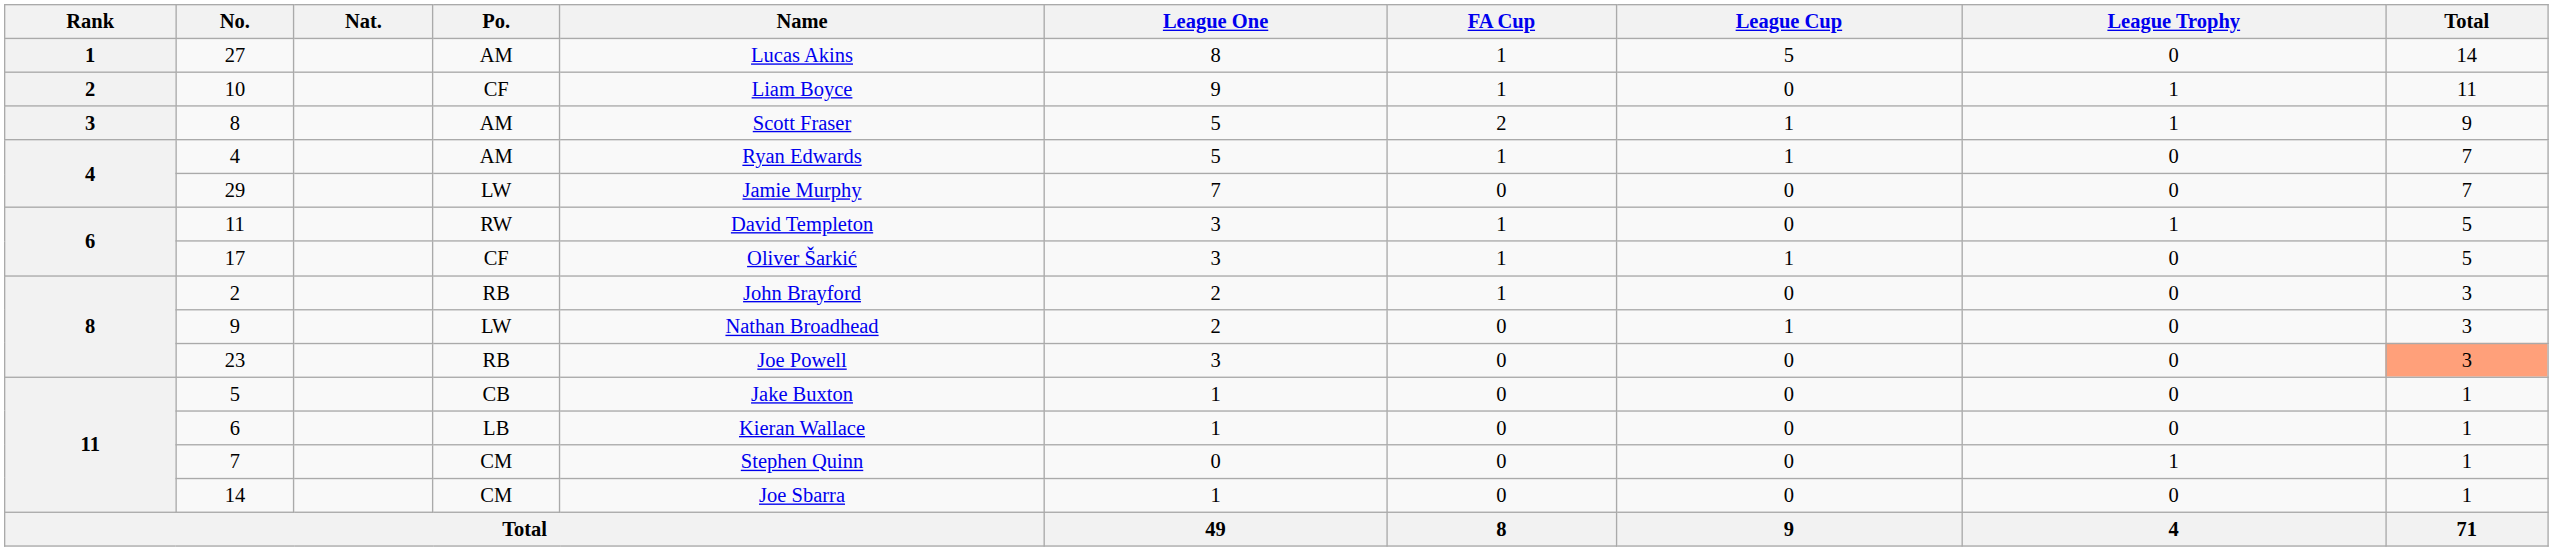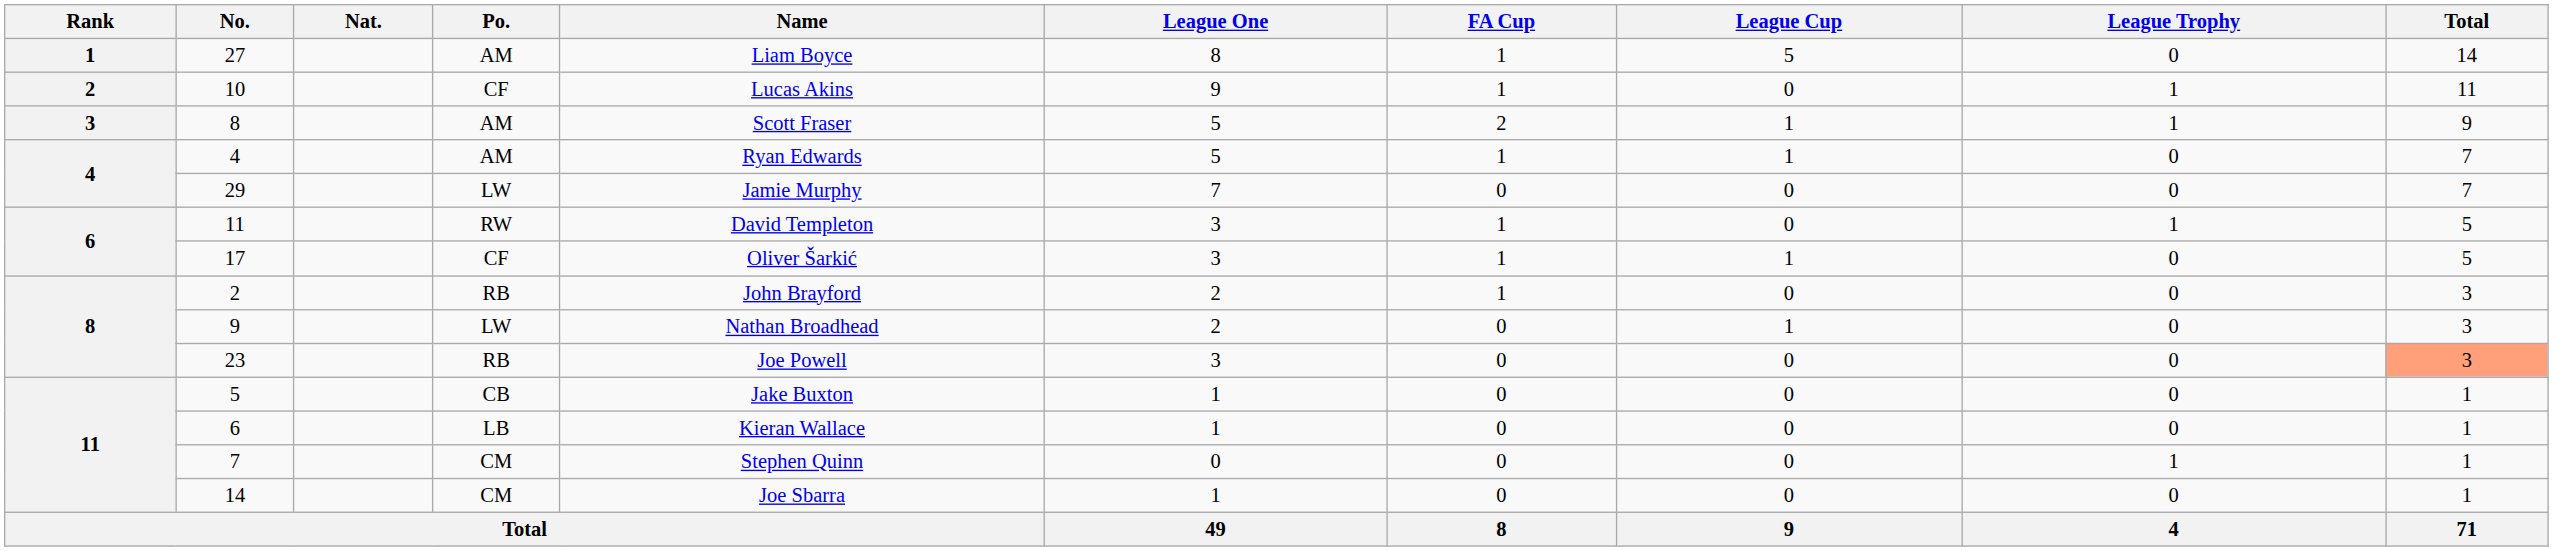(802, 55) Lucas Akins -> (802, 55) Liam Boyce
(802, 89) Liam Boyce -> (802, 89) Lucas Akins
